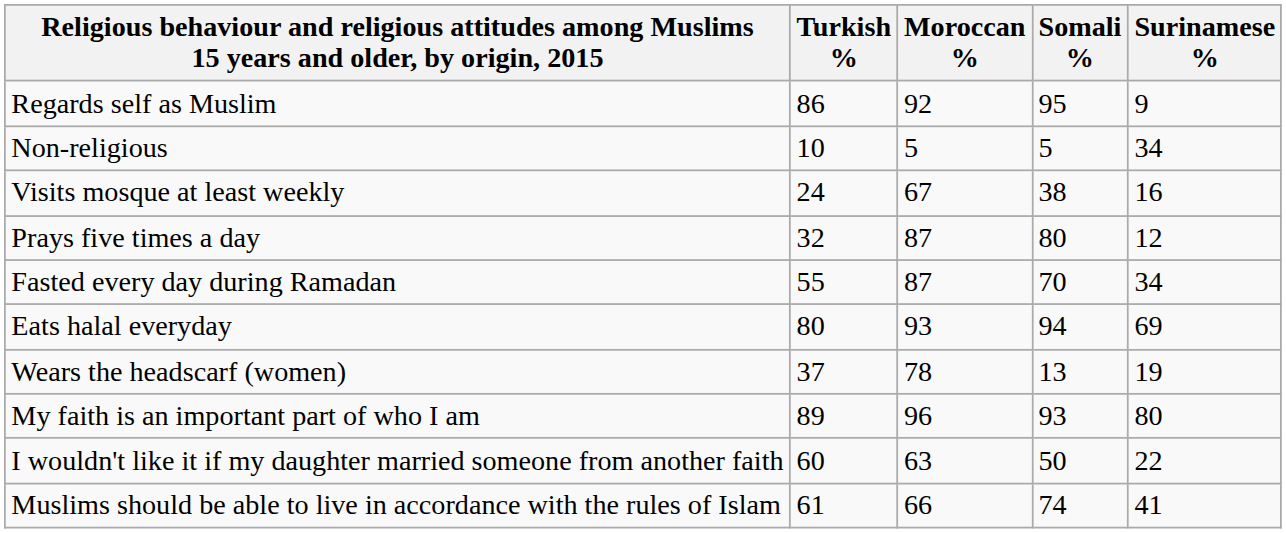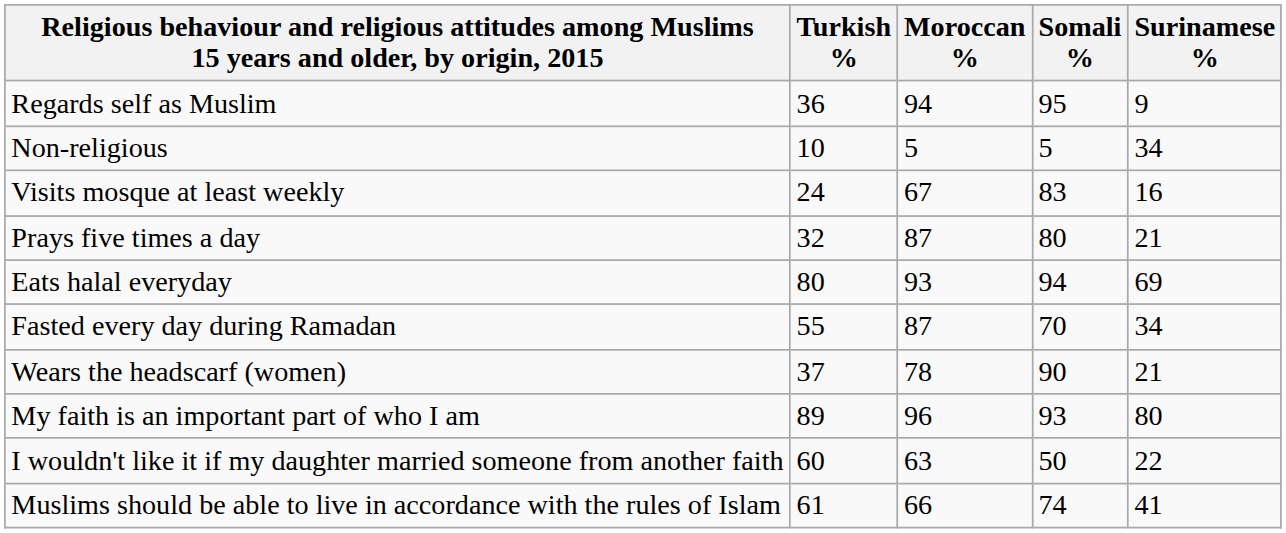(811, 103) 86 -> (811, 103) 36
(918, 103) 92 -> (918, 103) 94
(1053, 192) 38 -> (1053, 192) 83
(1148, 237) 12 -> (1148, 237) 21
rows swapped: (204, 281) <-> (122, 326)
(1053, 371) 13 -> (1053, 371) 90
(1148, 371) 19 -> (1148, 371) 21
